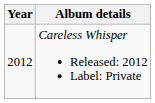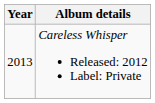(20, 61) 2012 -> (20, 61) 2013
